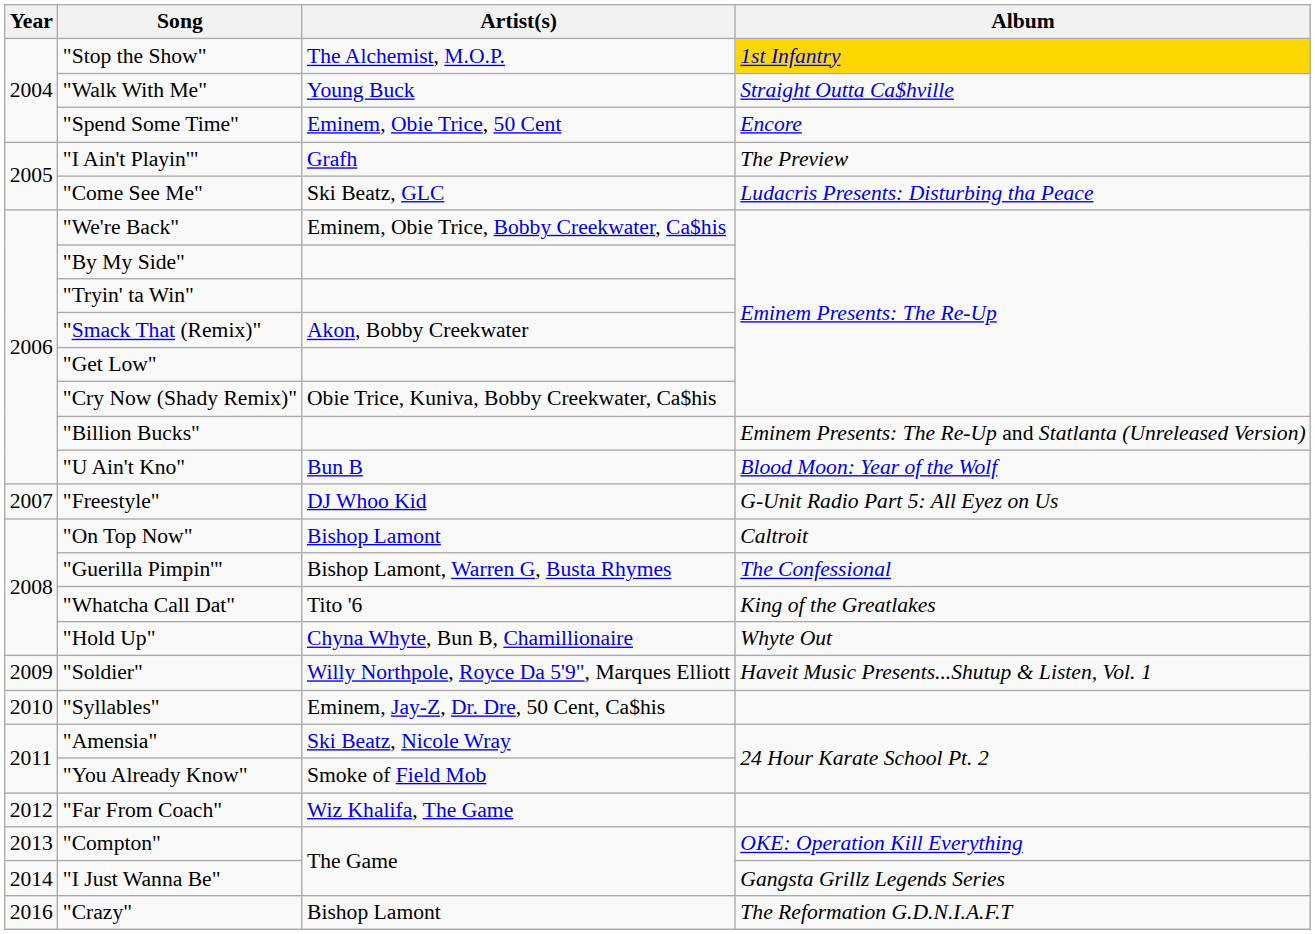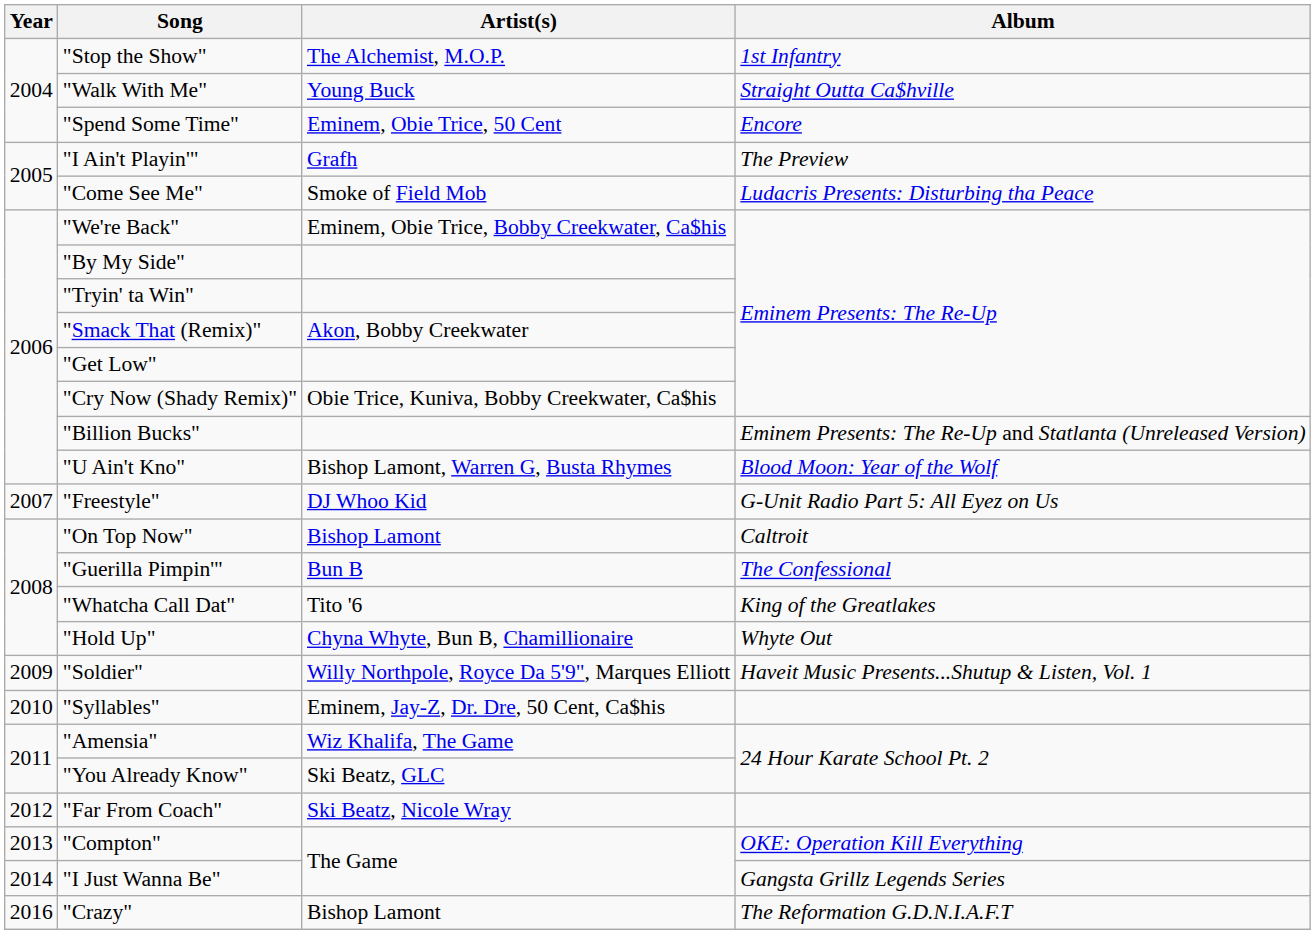(790, 55) gold background -> (790, 55) no background
(376, 192) Ski Beatz, GLC -> (397, 192) Smoke of Field Mob
(335, 466) Bun B -> (489, 466) Bishop Lamont, Warren G, Busta Rhymes
(489, 569) Bishop Lamont, Warren G, Busta Rhymes -> (335, 569) Bun B
(409, 741) Ski Beatz, Nicole Wray -> (410, 741) Wiz Khalifa, The Game
(397, 775) Smoke of Field Mob -> (376, 775) Ski Beatz, GLC
(410, 809) Wiz Khalifa, The Game -> (409, 809) Ski Beatz, Nicole Wray
